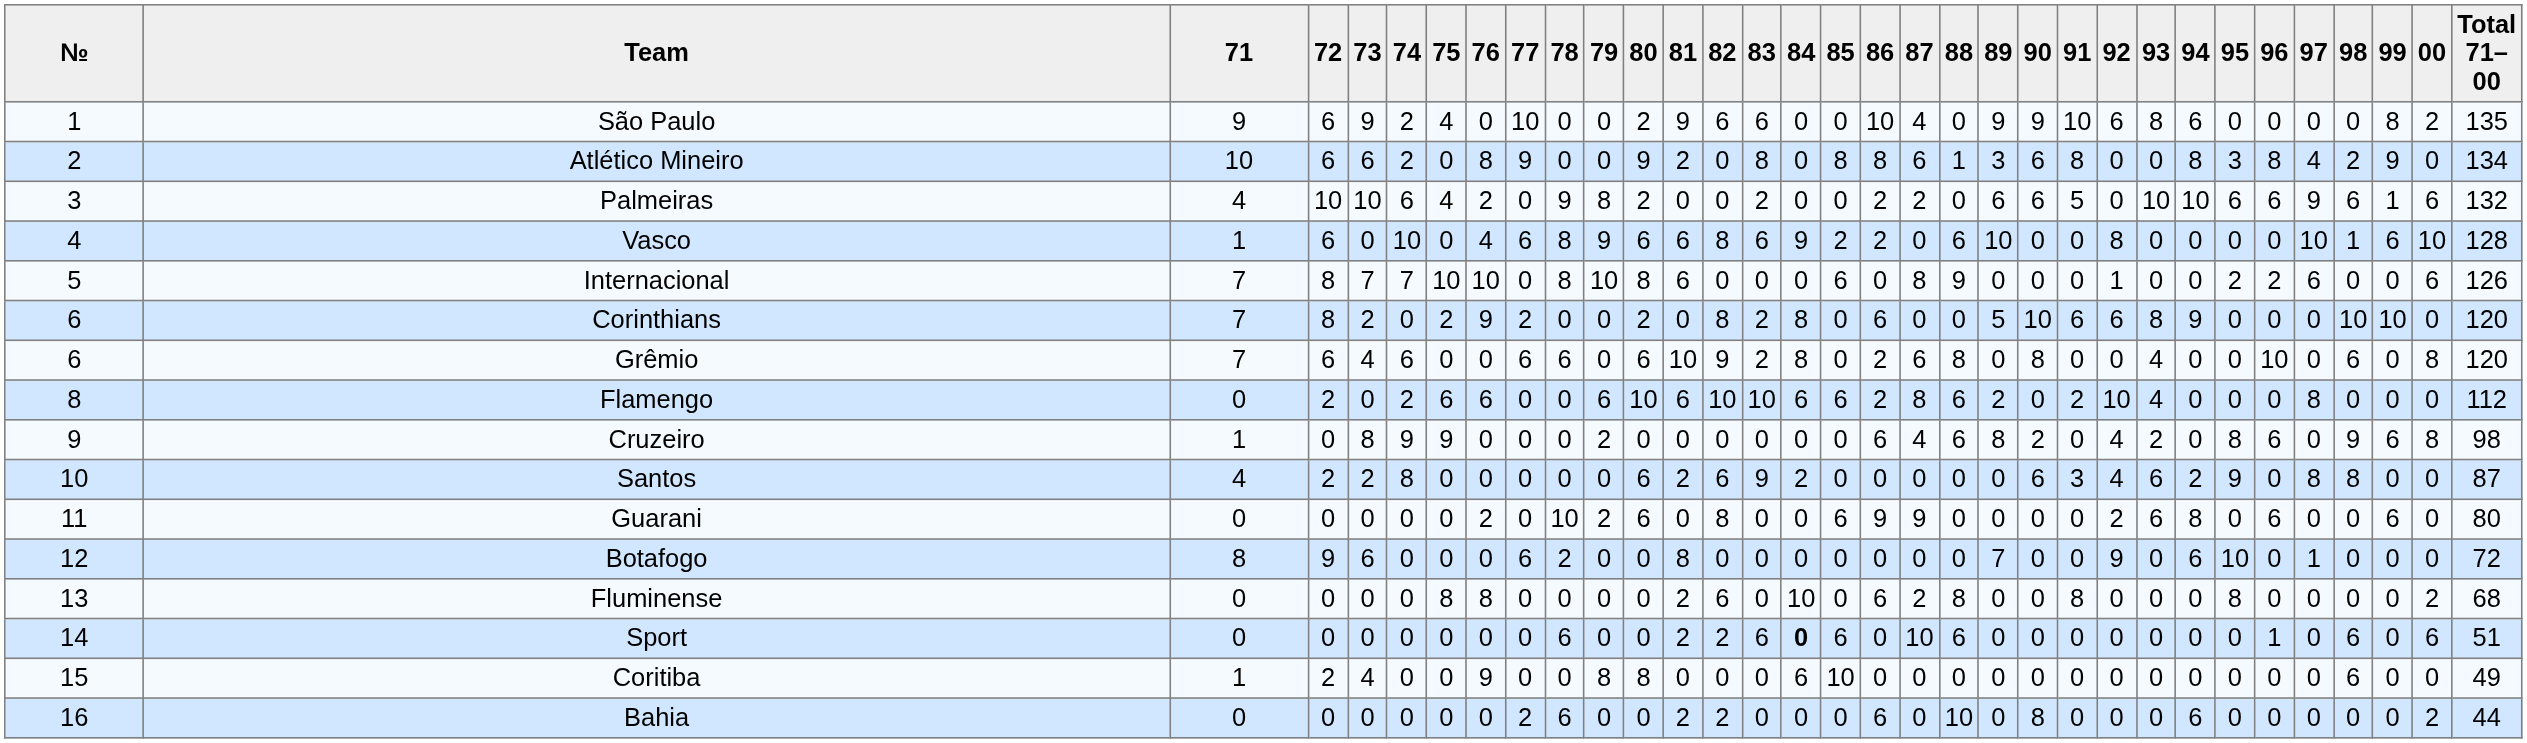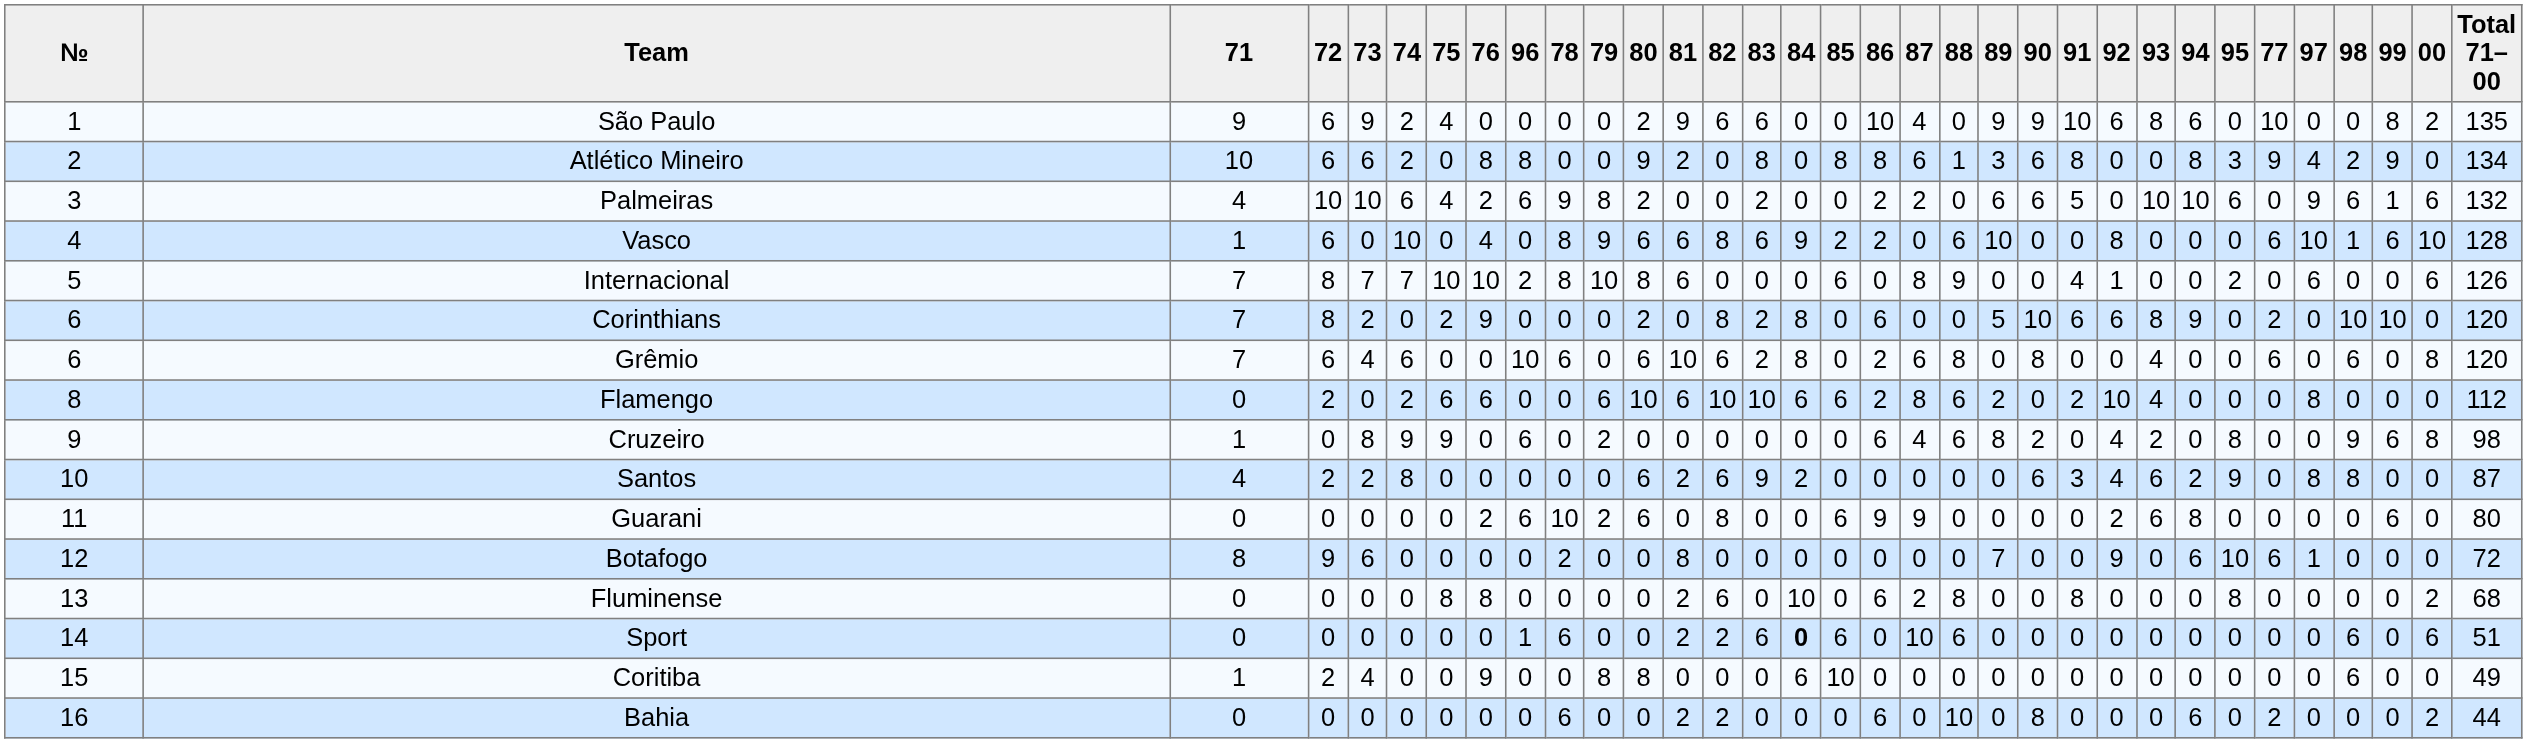columns swapped: (1525, 52) <-> (2274, 52)
(2077, 280) 0 -> (2077, 280) 4
(1722, 359) 9 -> (1722, 359) 6
